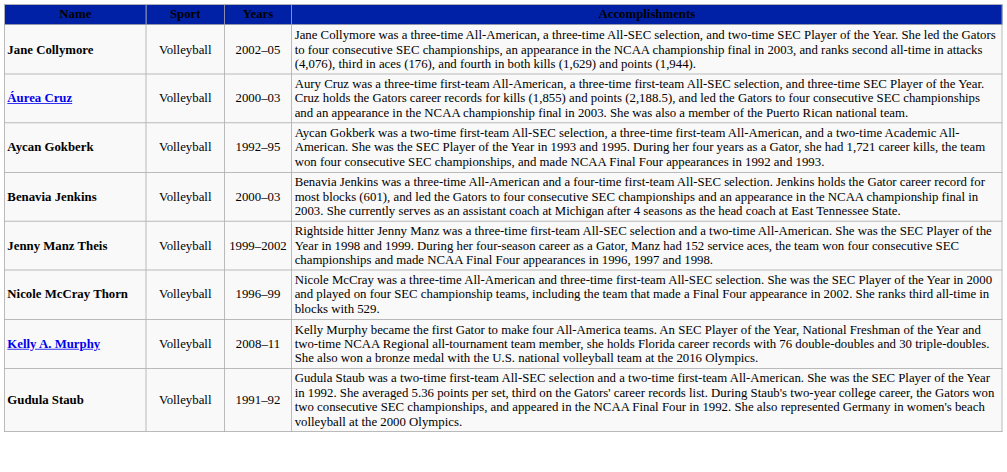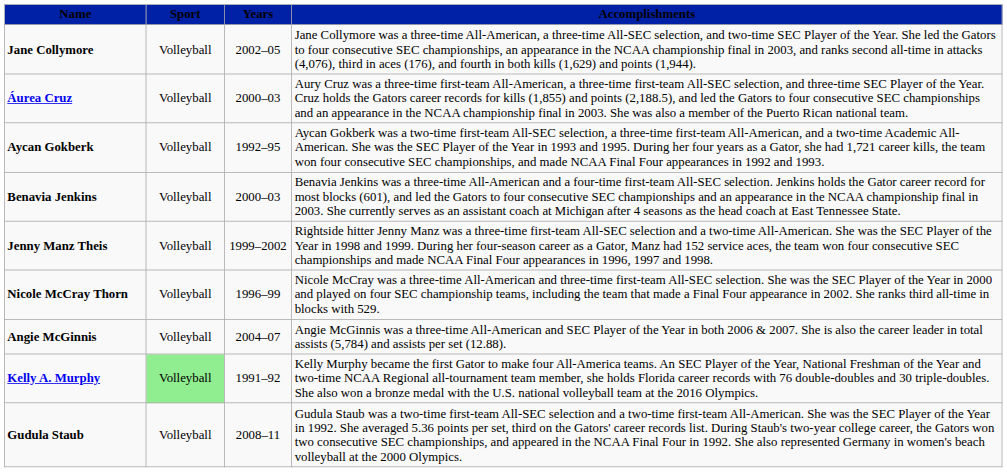+ row: (52, 336)
(185, 343) no background -> (185, 378) lightgreen background
(258, 343) 2008–11 -> (258, 378) 1991–92
(258, 400) 1991–92 -> (258, 434) 2008–11
